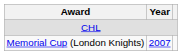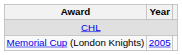(160, 43) 2007 -> (160, 43) 2005
